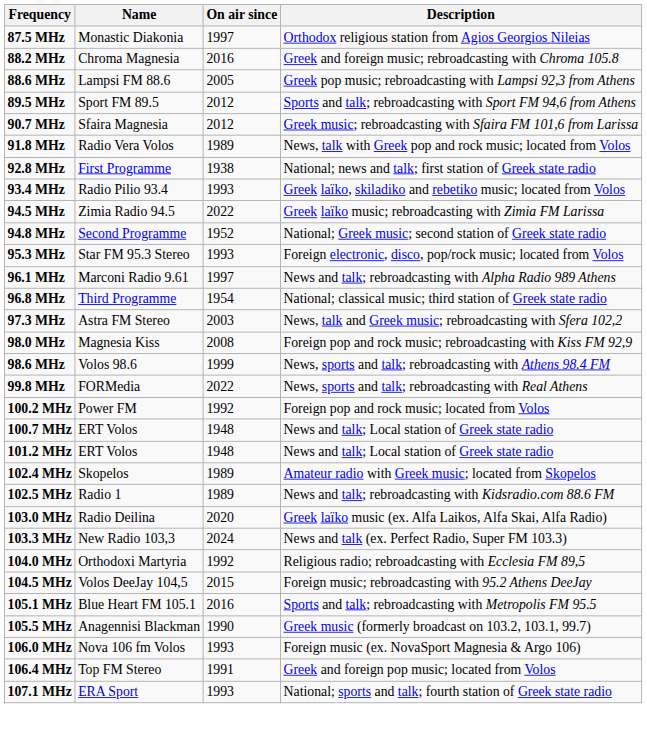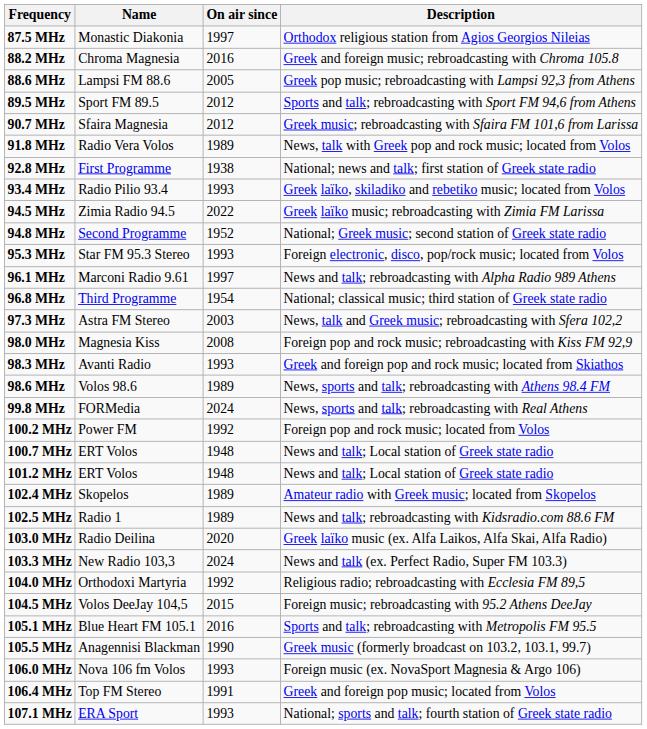+ row: (36, 364)
(220, 364) 1999 -> (220, 386) 1989
(220, 386) 2022 -> (220, 408) 2024
